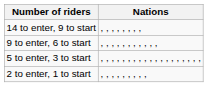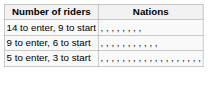- row: (49, 74)
